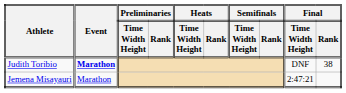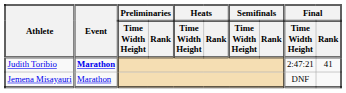(300, 65) DNF -> (300, 65) 2:47:21
(328, 65) 38 -> (328, 65) 41
(300, 79) 2:47:21 -> (300, 79) DNF
